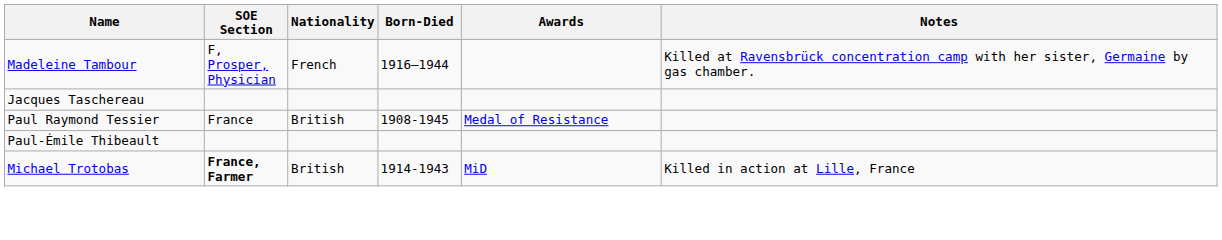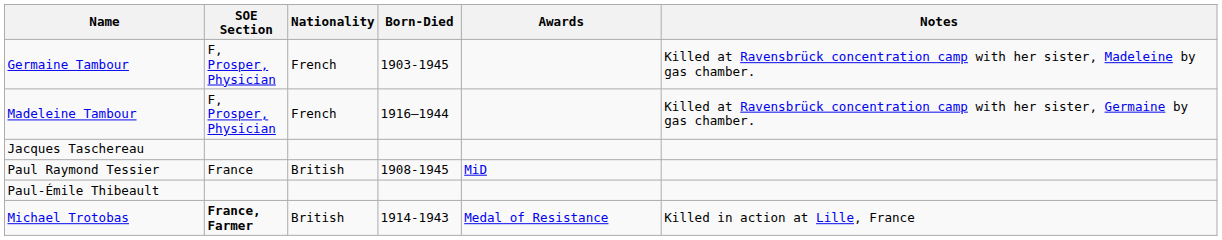+ row: (68, 64)
(536, 120) Medal of Resistance -> (476, 170) MiD
(476, 168) MiD -> (536, 218) Medal of Resistance
